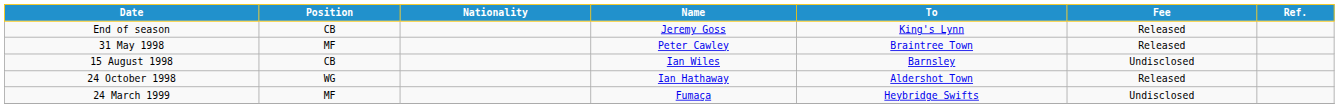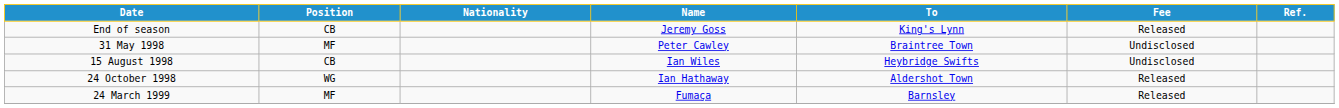(1162, 45) Released -> (1162, 45) Undisclosed
(932, 62) Barnsley -> (932, 62) Heybridge Swifts
(932, 95) Heybridge Swifts -> (932, 95) Barnsley
(1162, 95) Undisclosed -> (1162, 95) Released
